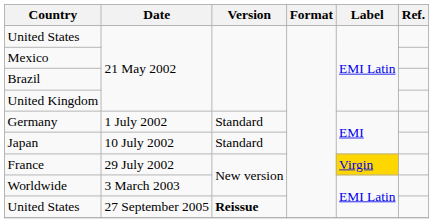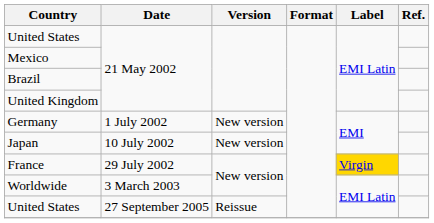(239, 121) Standard -> (249, 121) New version
(239, 143) Standard -> (249, 143) New version
(237, 206) bold -> (236, 206) normal
